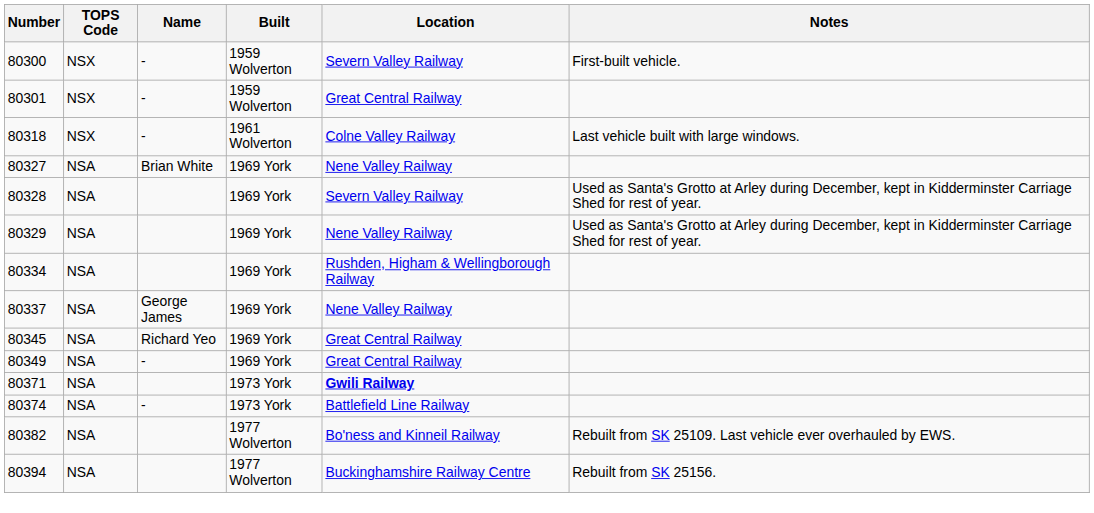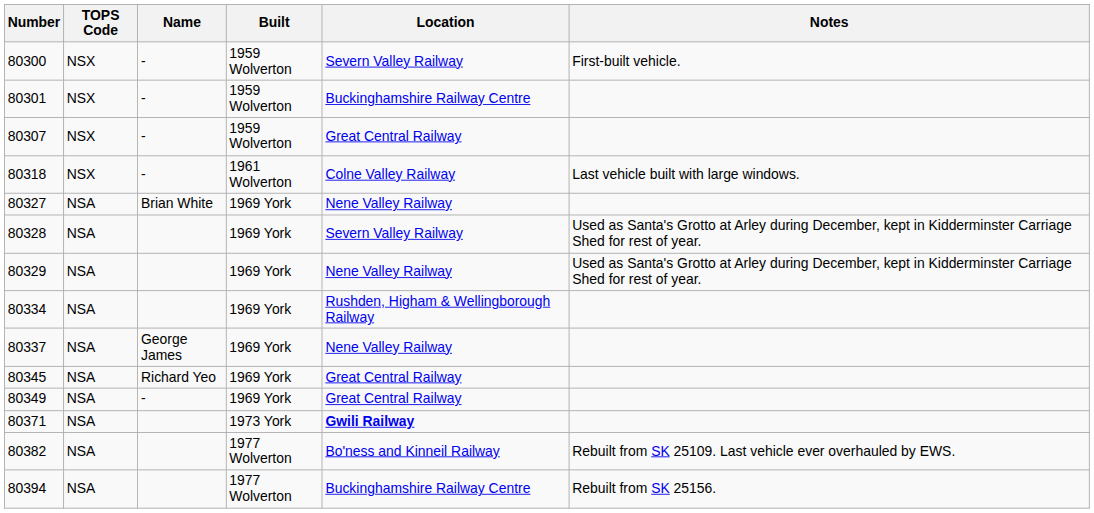(393, 98) Great Central Railway -> (428, 98) Buckinghamshire Railway Centre
+ row: (27, 136)
- row: (27, 405)
